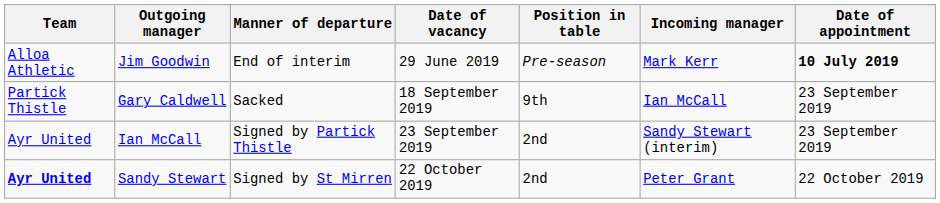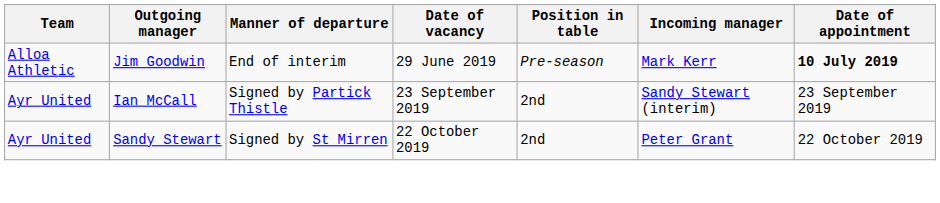- row: (172, 101)
(50, 179) bold -> (50, 140) normal
